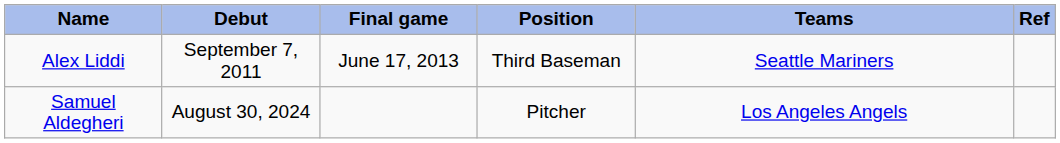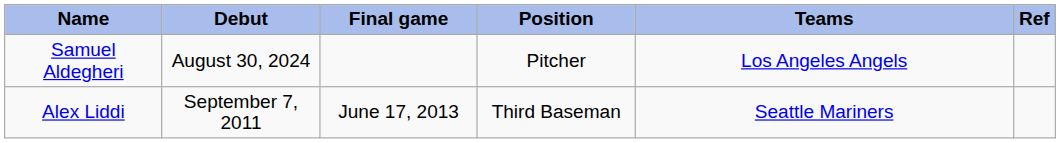rows swapped: (83, 60) <-> (83, 112)
